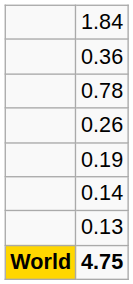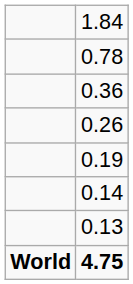rows swapped: (102, 90) <-> (102, 56)
(41, 262) gold background -> (41, 262) no background
